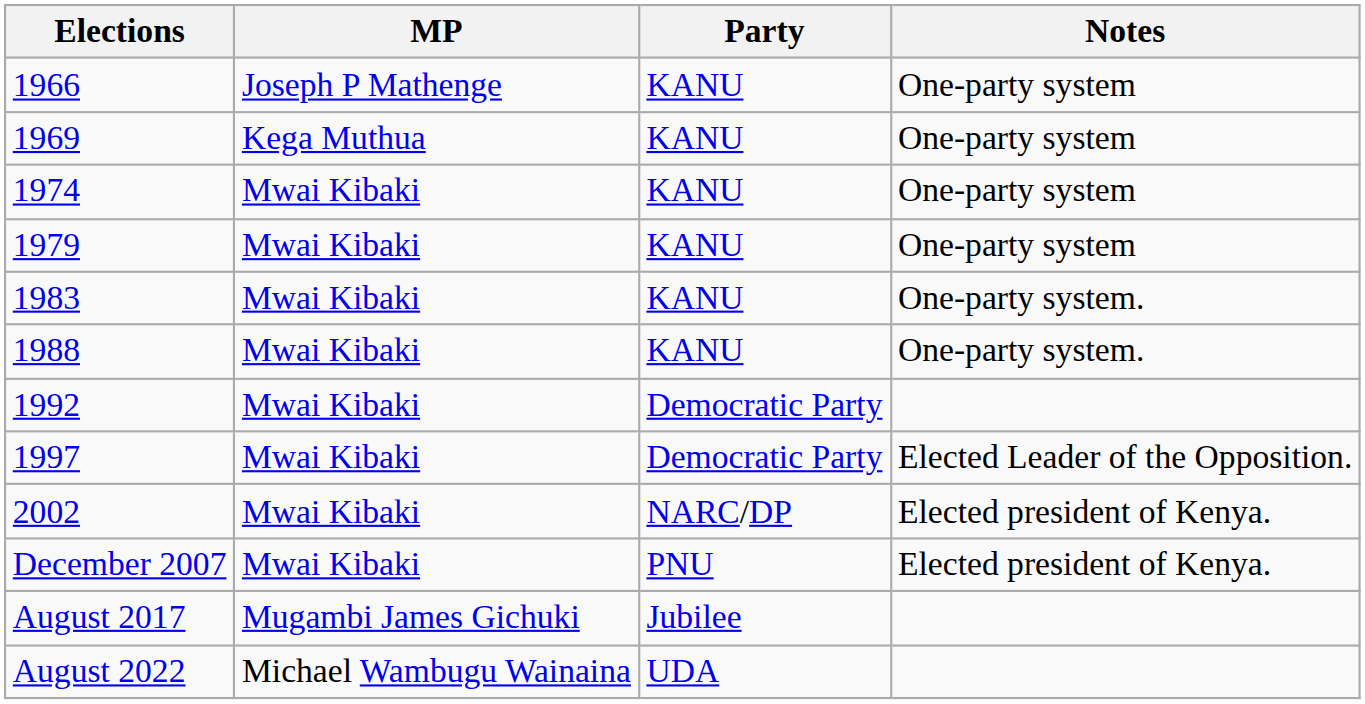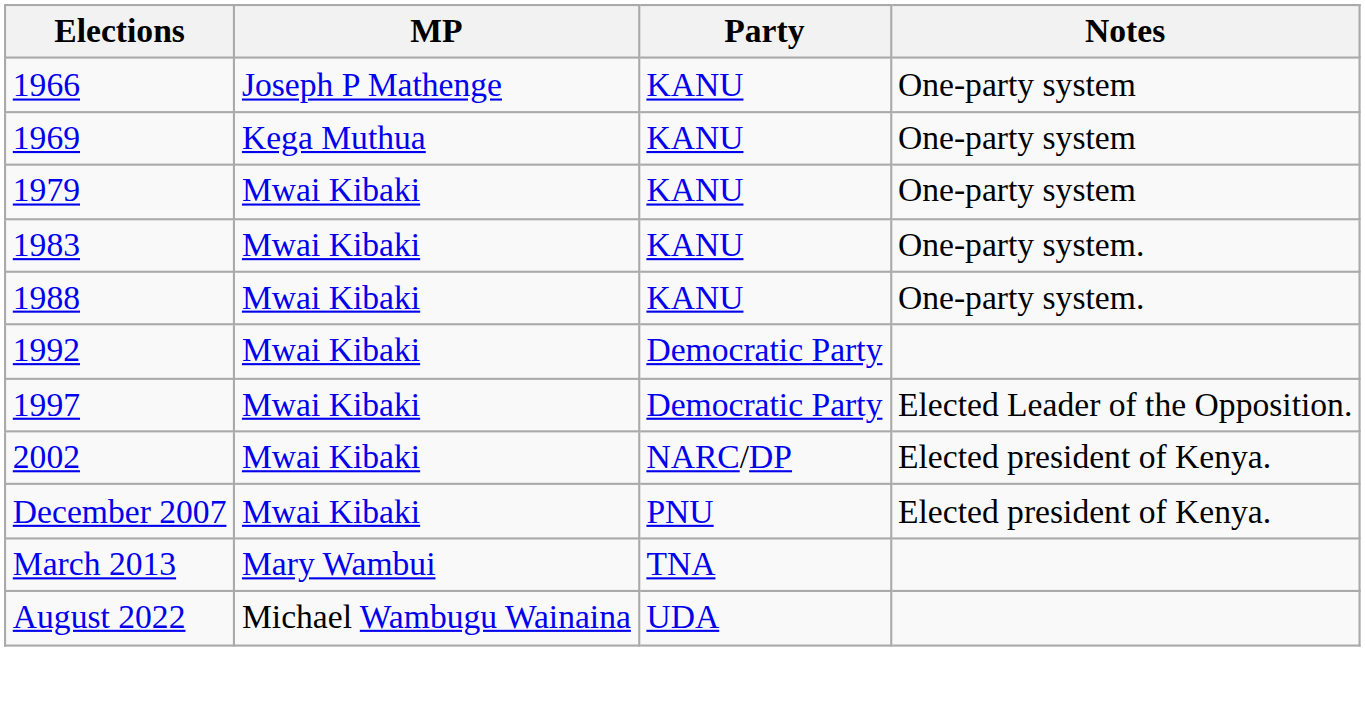- row: (46, 191)
+ row: (94, 564)
- row: (99, 617)
